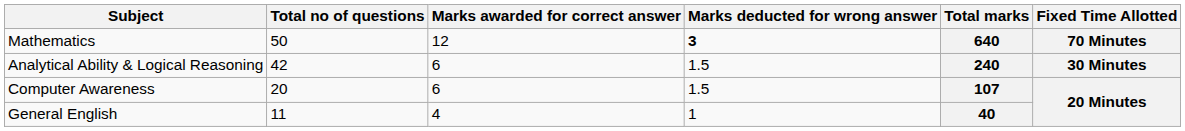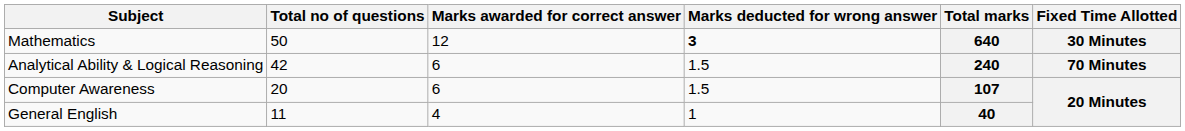(1107, 41) 70 Minutes -> (1107, 41) 30 Minutes
(1107, 65) 30 Minutes -> (1107, 65) 70 Minutes
